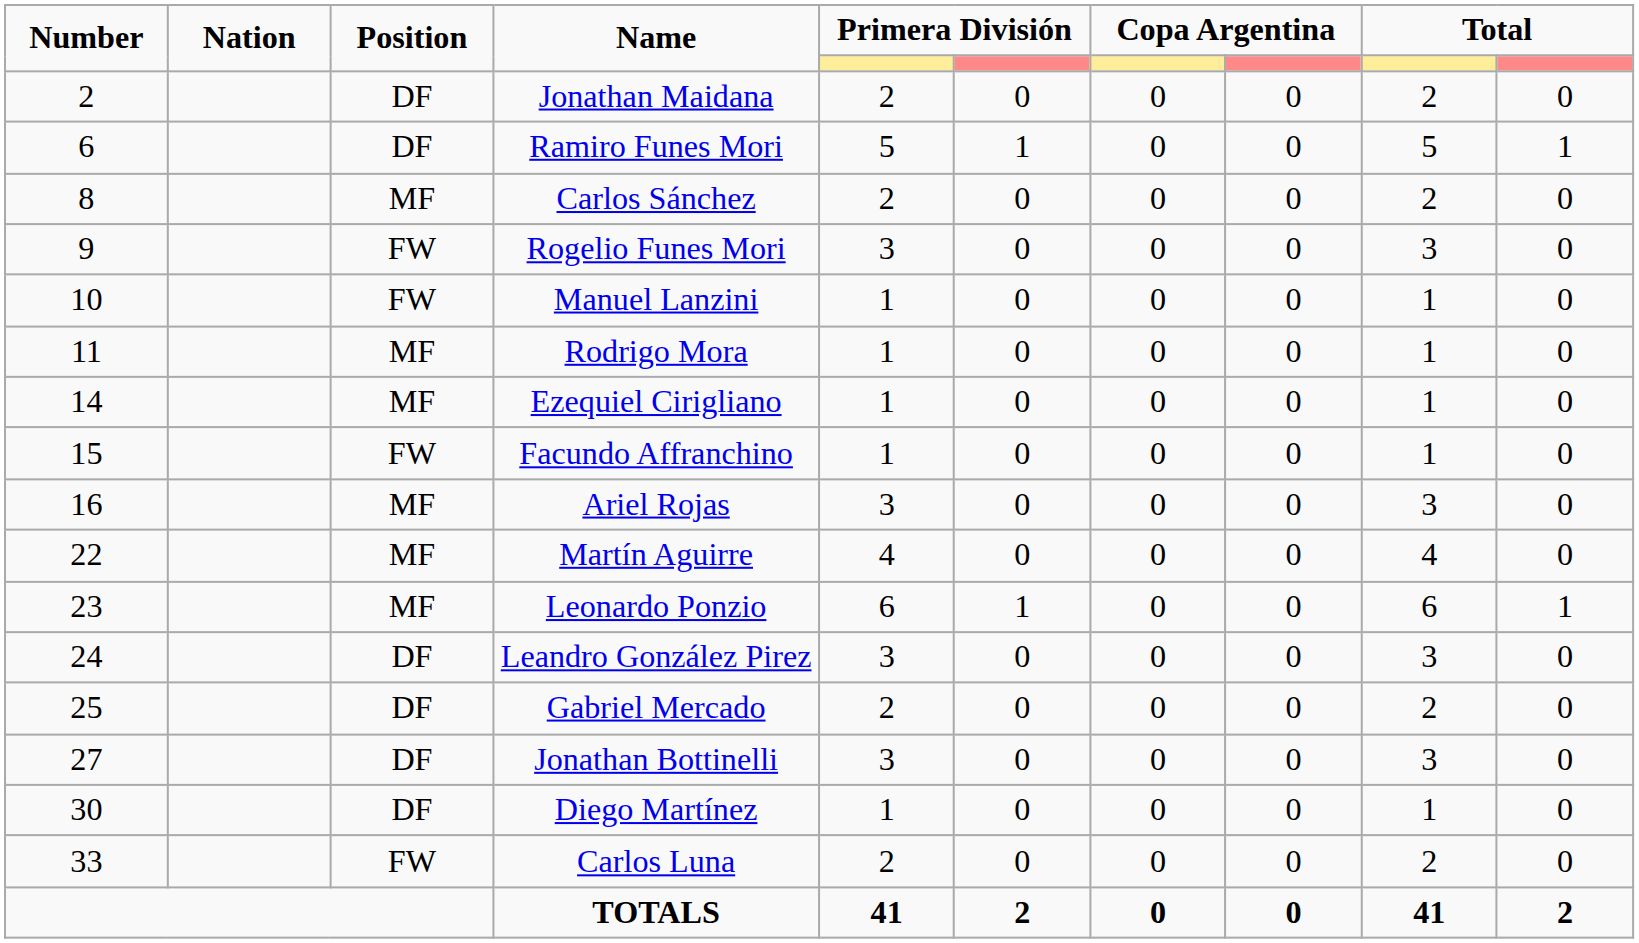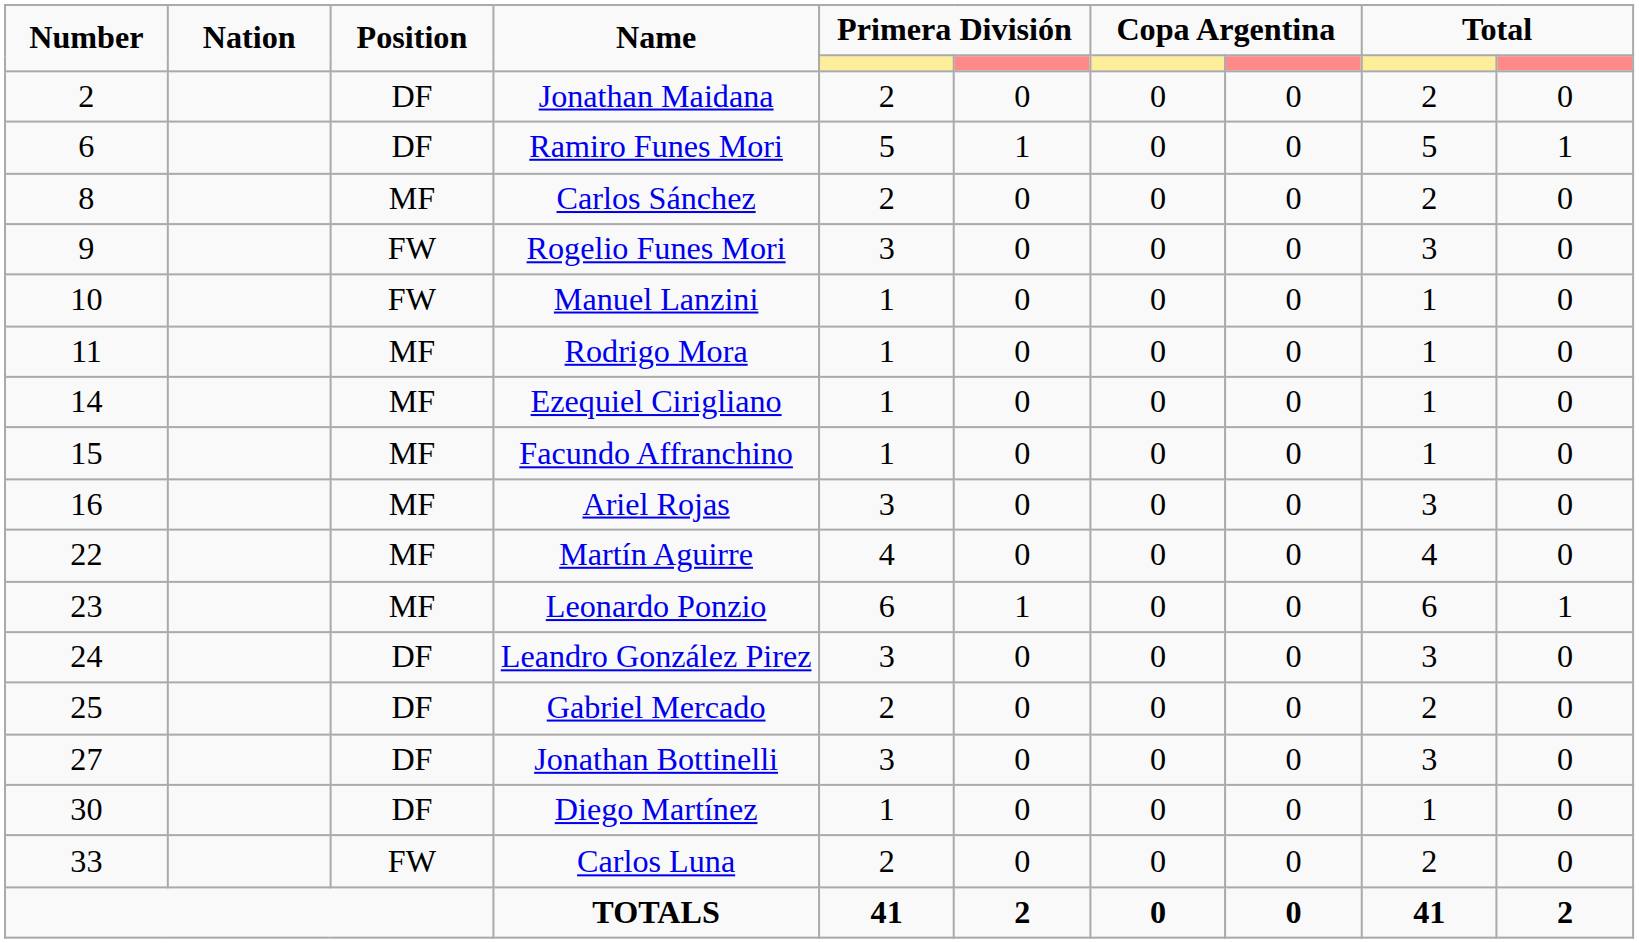(412, 452) FW -> (412, 452) MF
